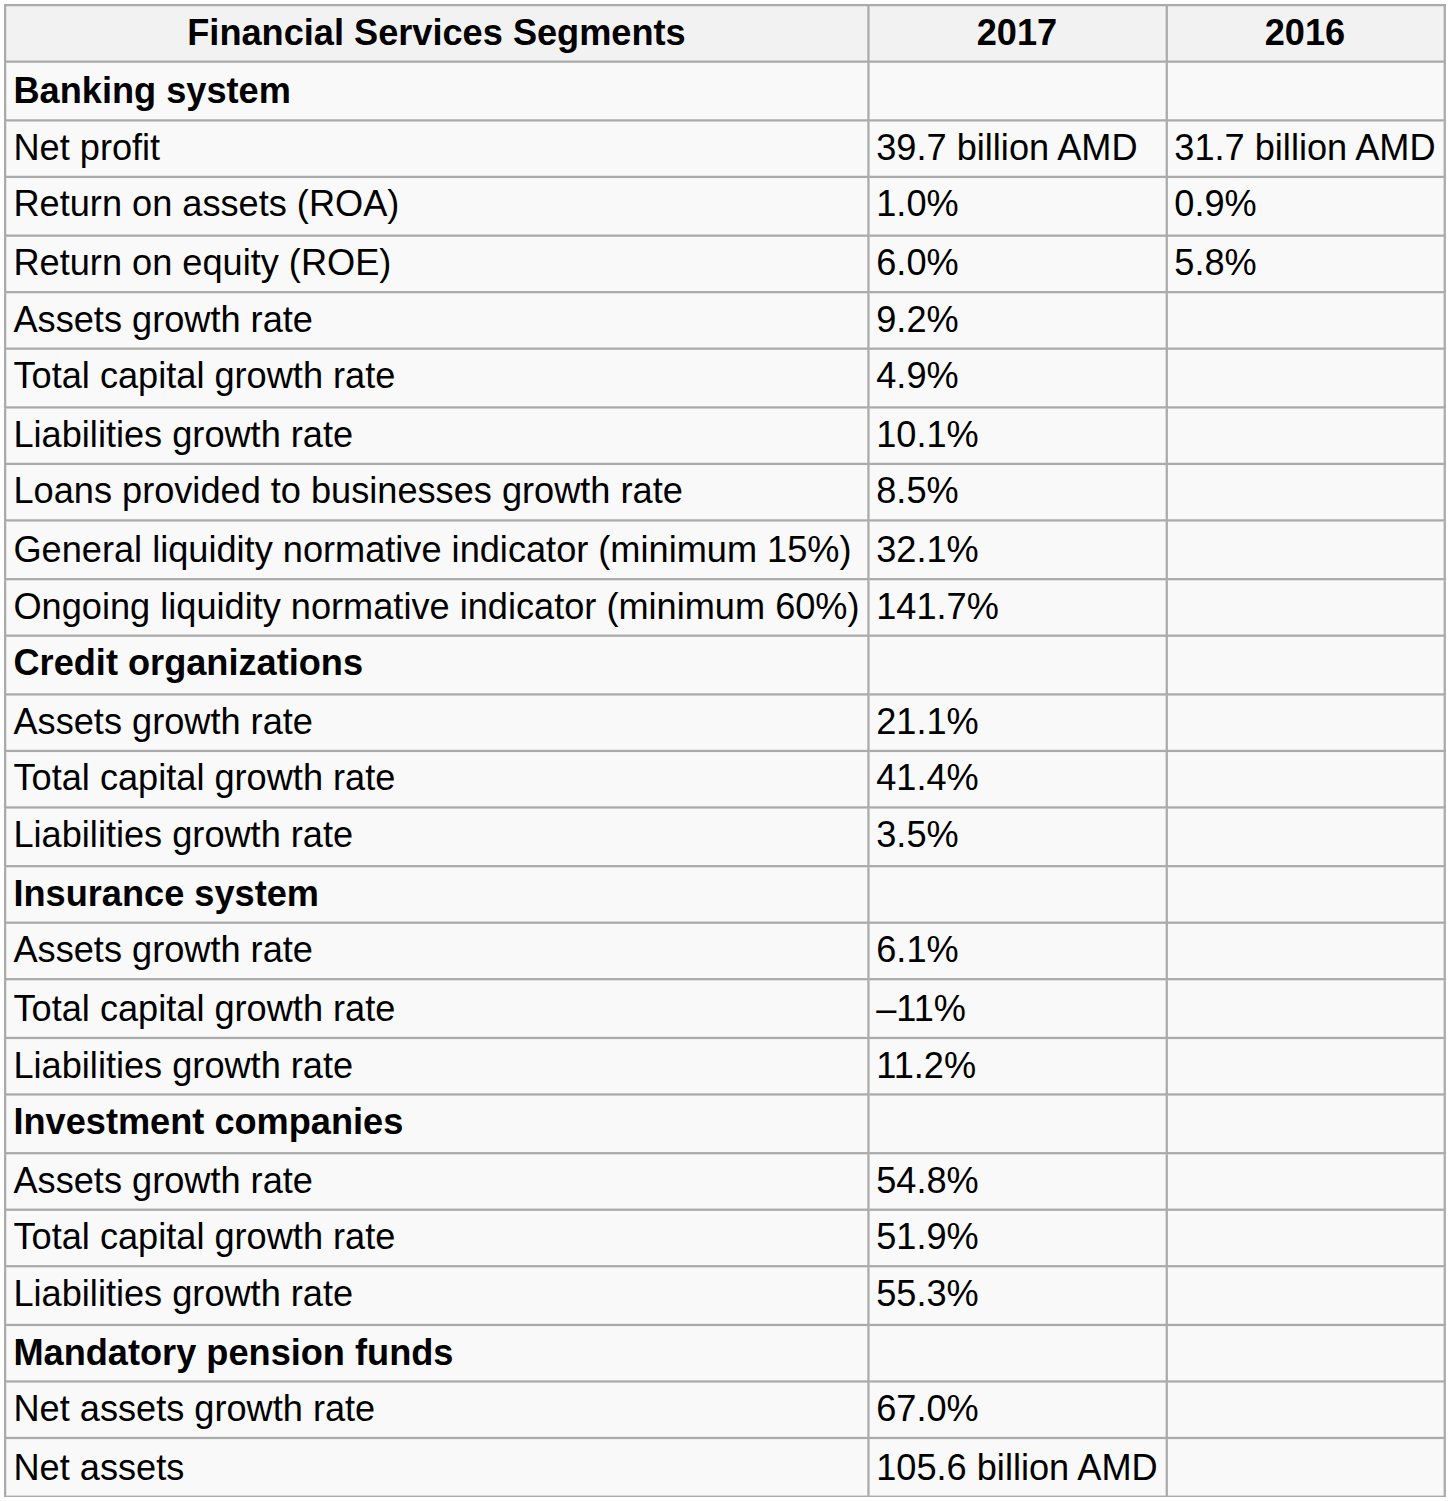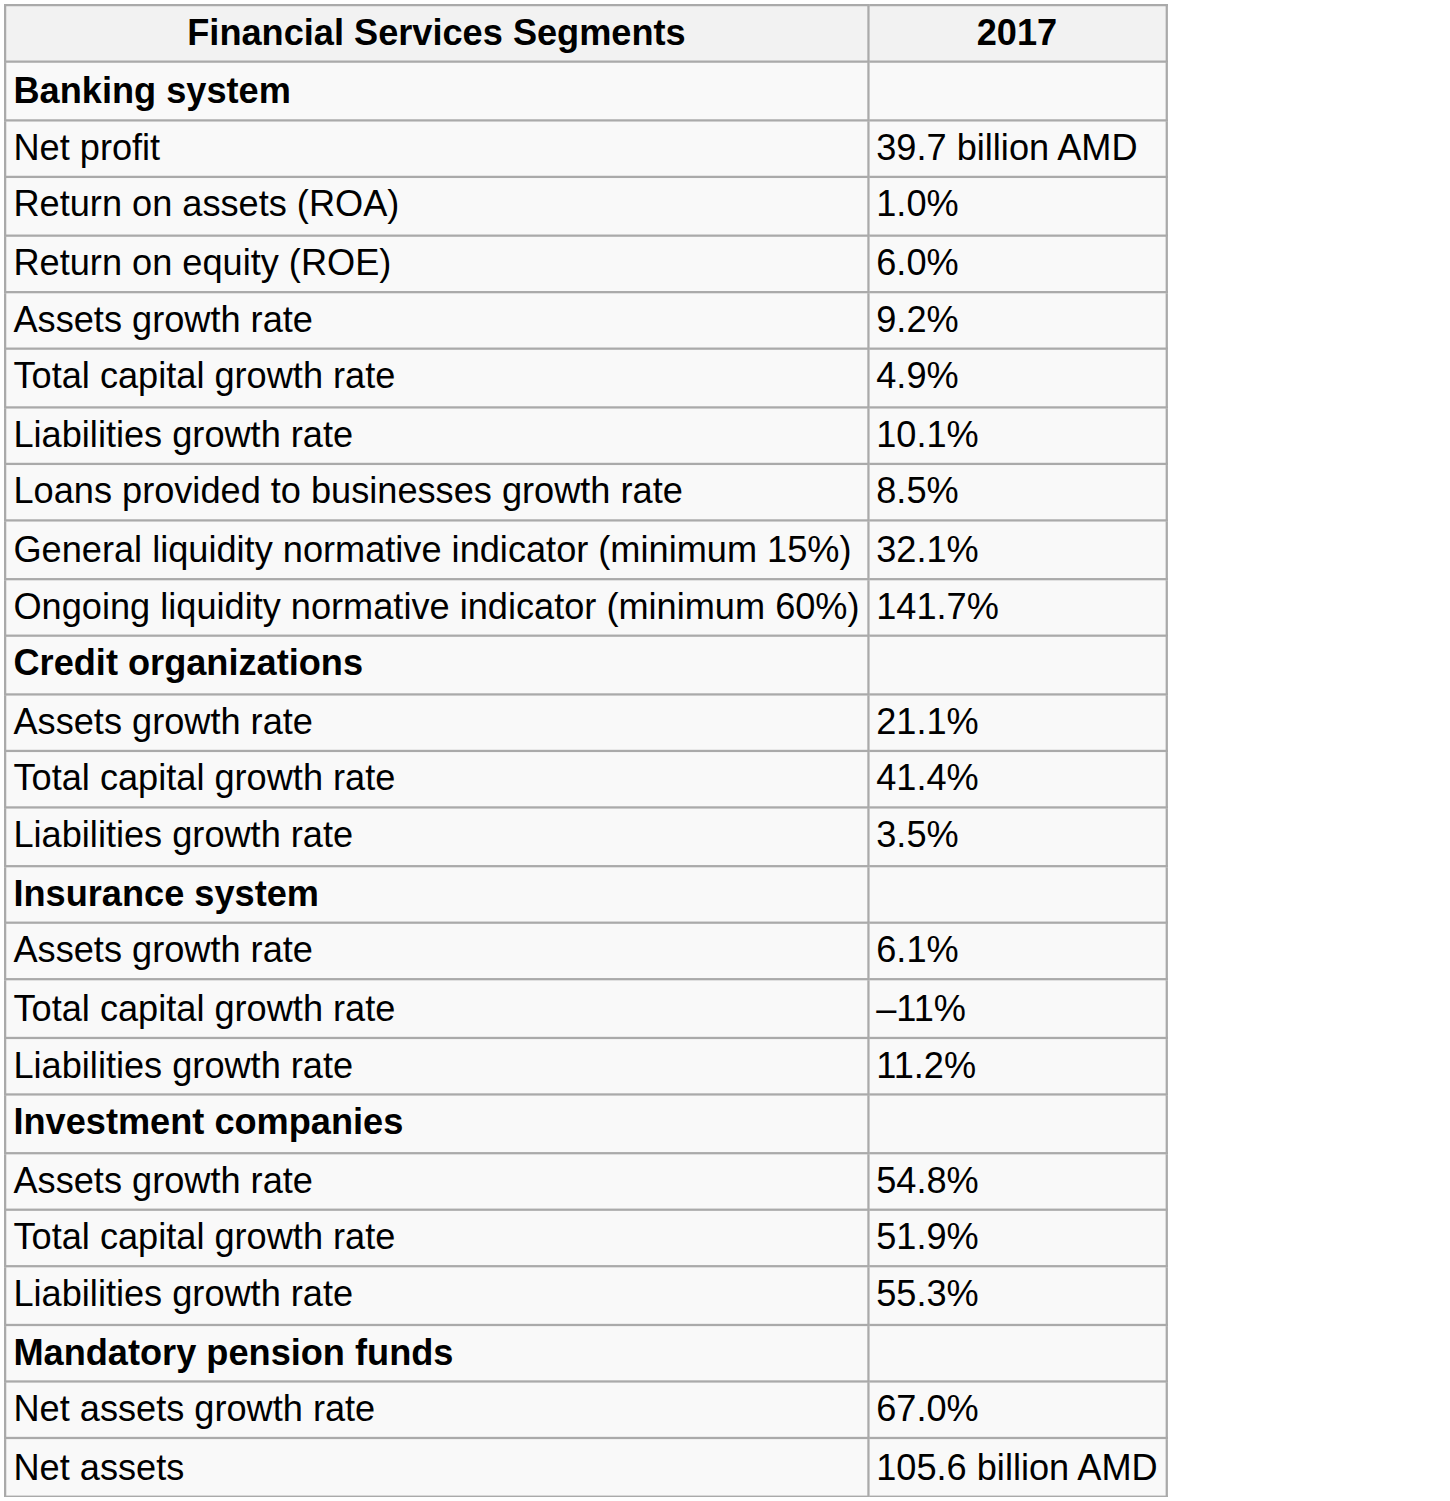- column: (1305, 33)
